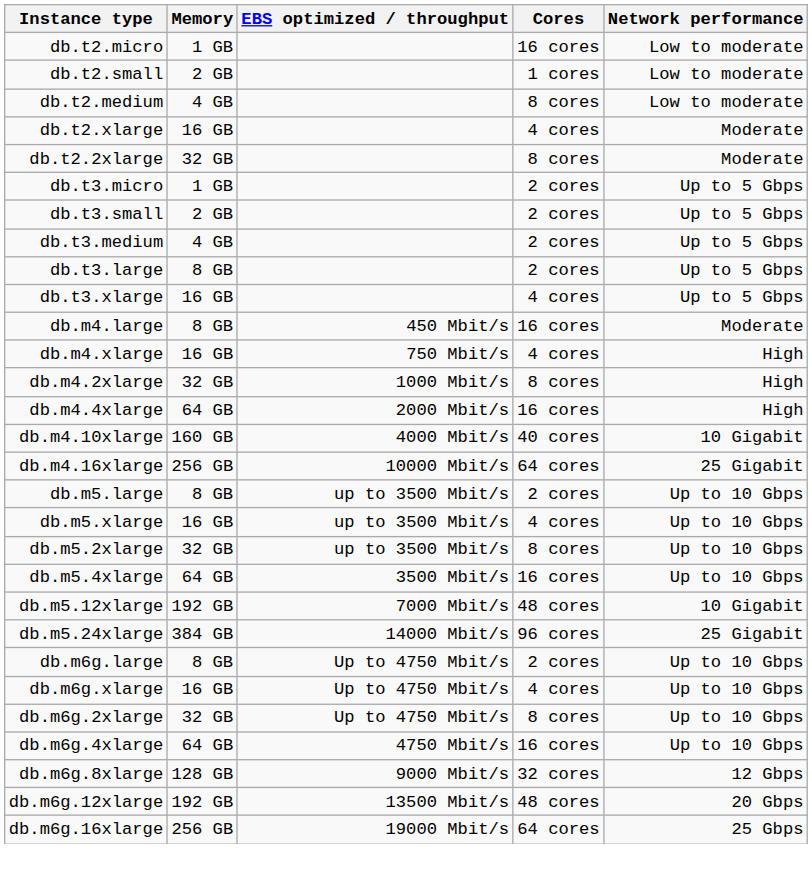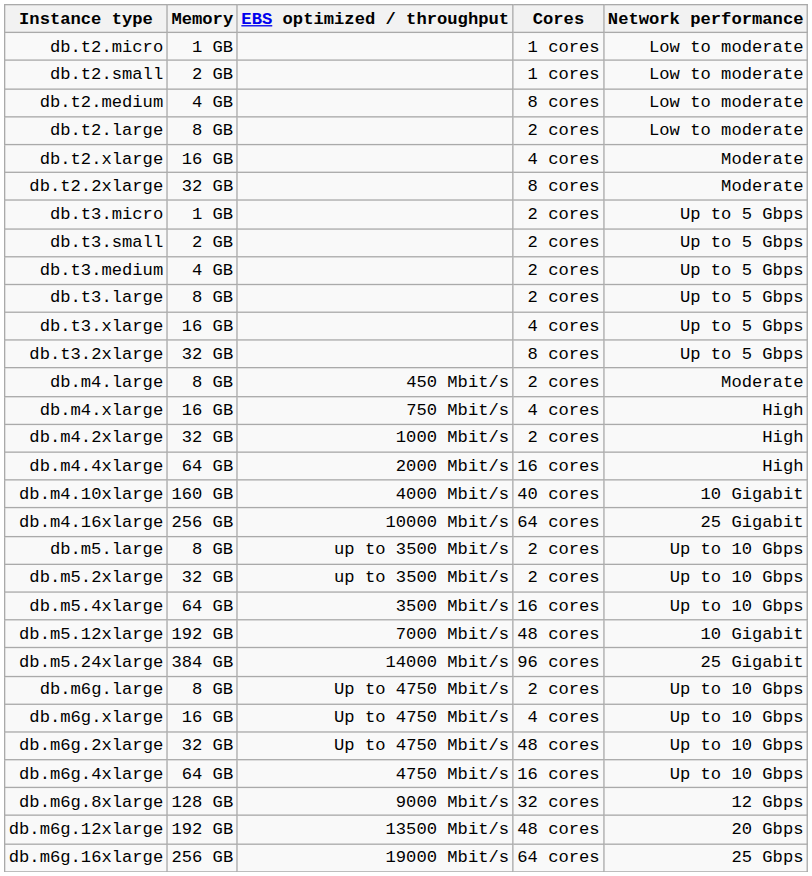(558, 47) 16 cores -> (564, 47) 1 cores
+ row: (107, 131)
+ row: (96, 354)
(558, 326) 16 cores -> (564, 382) 2 cores
(564, 382) 8 cores -> (564, 438) 2 cores
- row: (101, 522)
(564, 550) 8 cores -> (564, 578) 2 cores
(564, 718) 8 cores -> (558, 746) 48 cores
